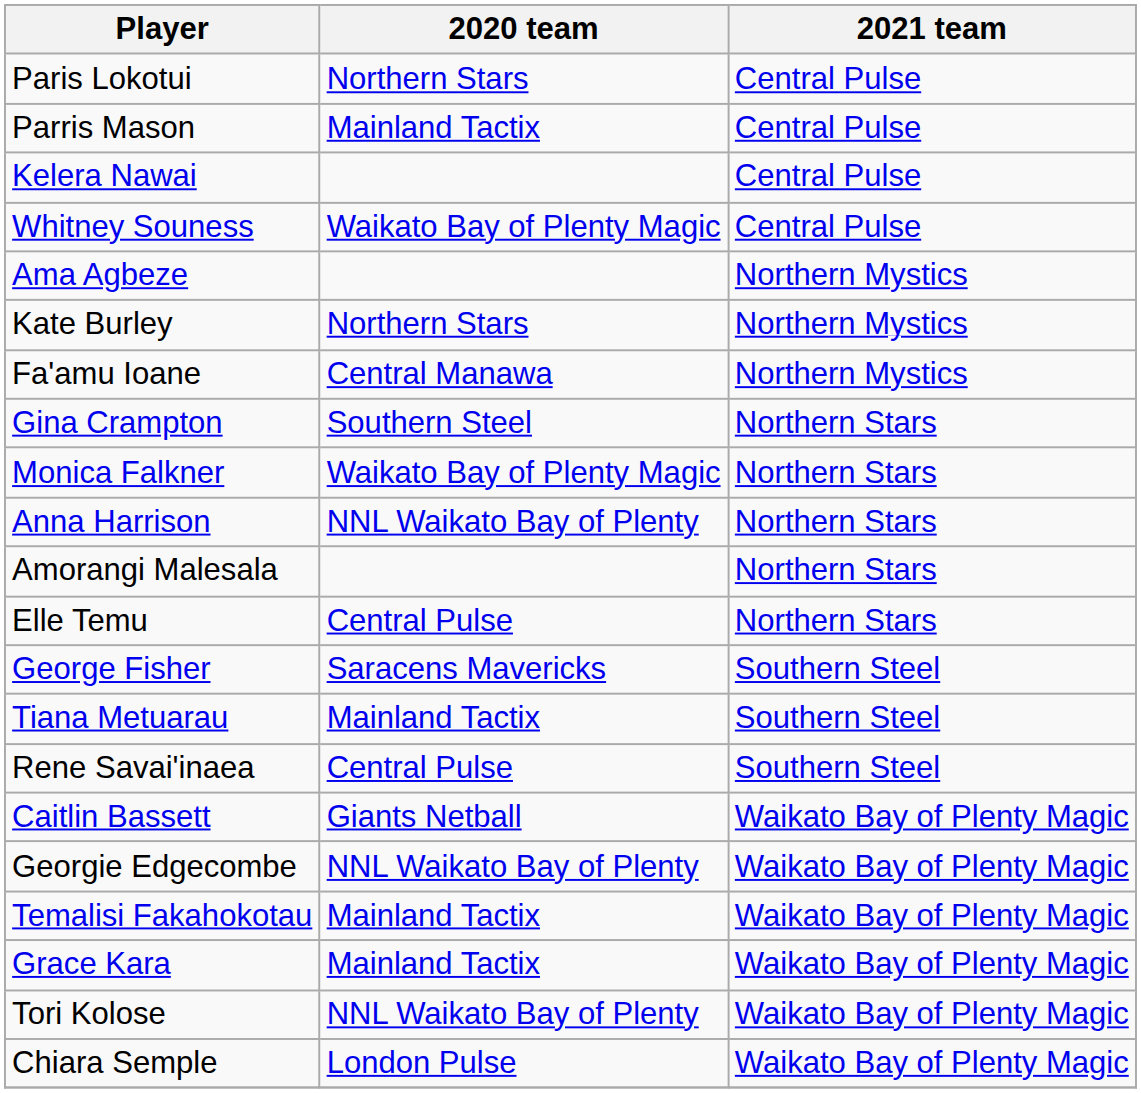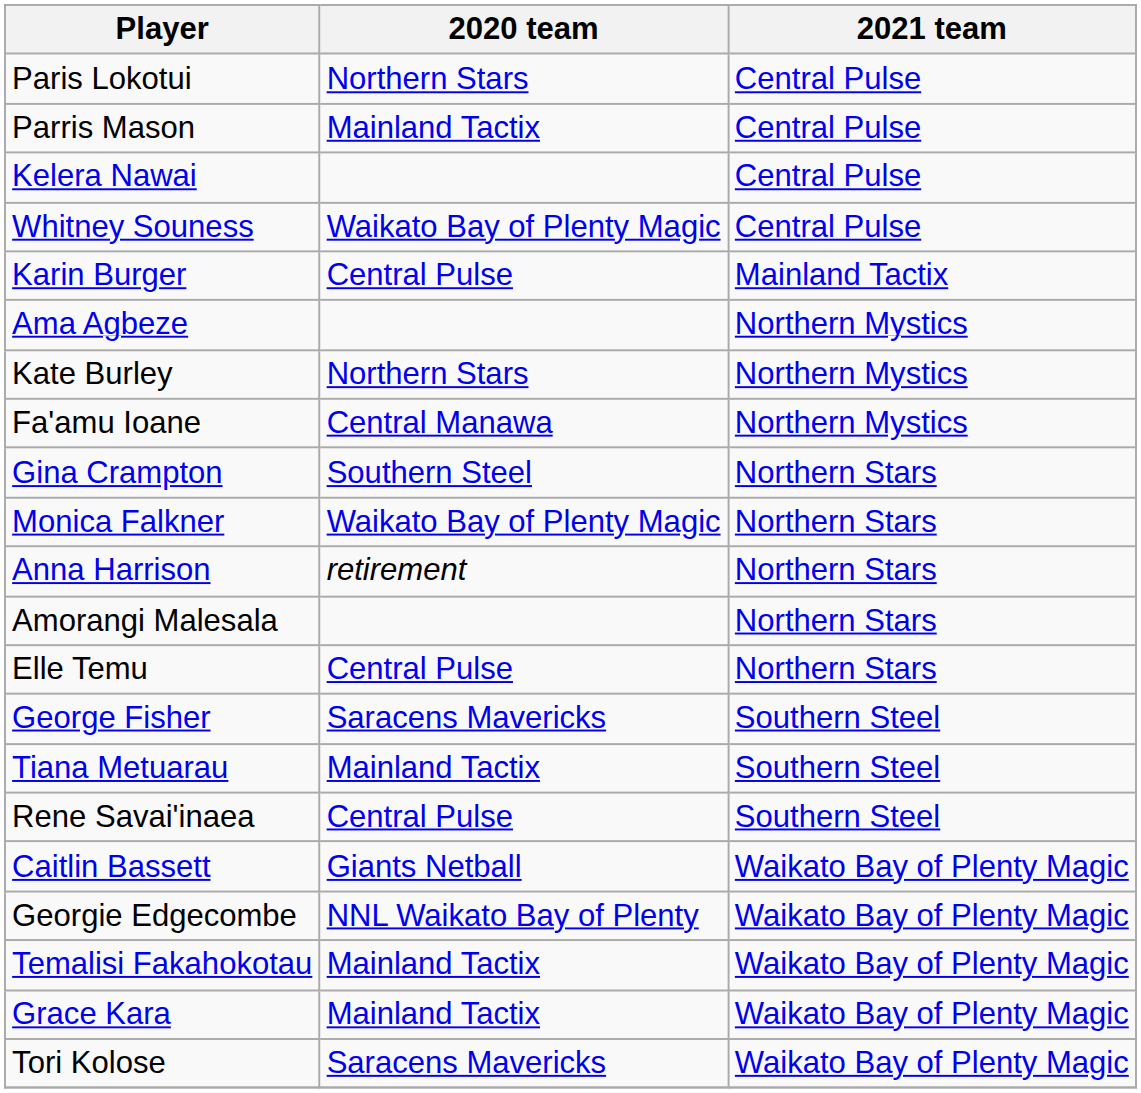+ row: (99, 275)
(513, 521) NNL Waikato Bay of Plenty -> (397, 570) retirement
(513, 1013) NNL Waikato Bay of Plenty -> (466, 1062) Saracens Mavericks
- row: (115, 1062)
